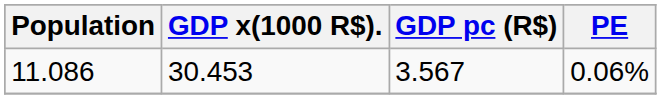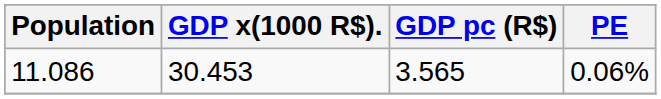(430, 70) 3.567 -> (430, 70) 3.565
